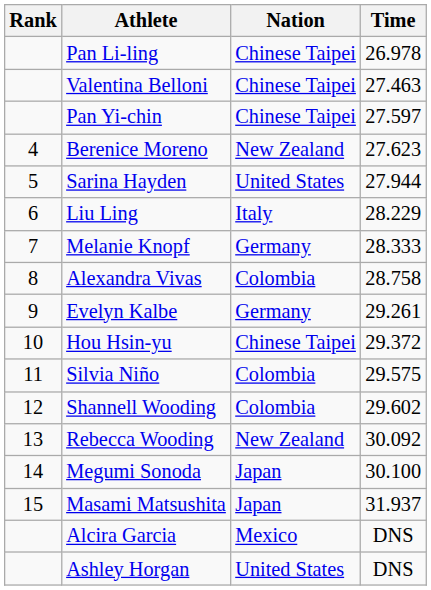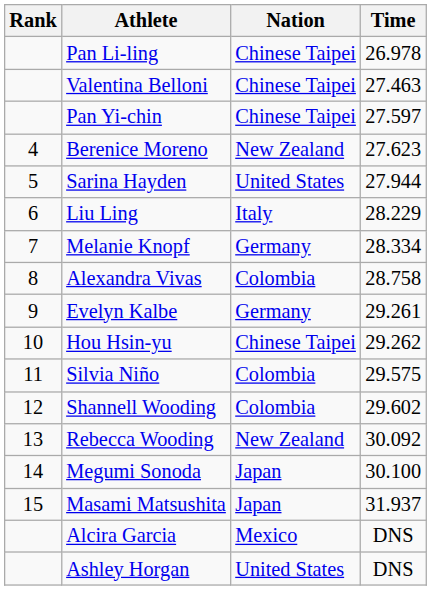(393, 246) 28.333 -> (393, 246) 28.334
(393, 342) 29.372 -> (393, 342) 29.262
